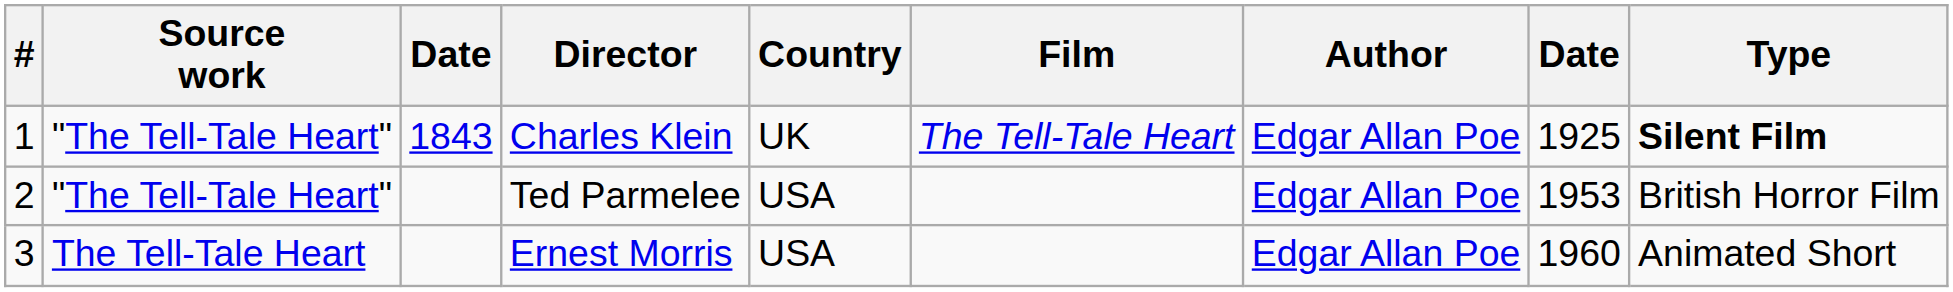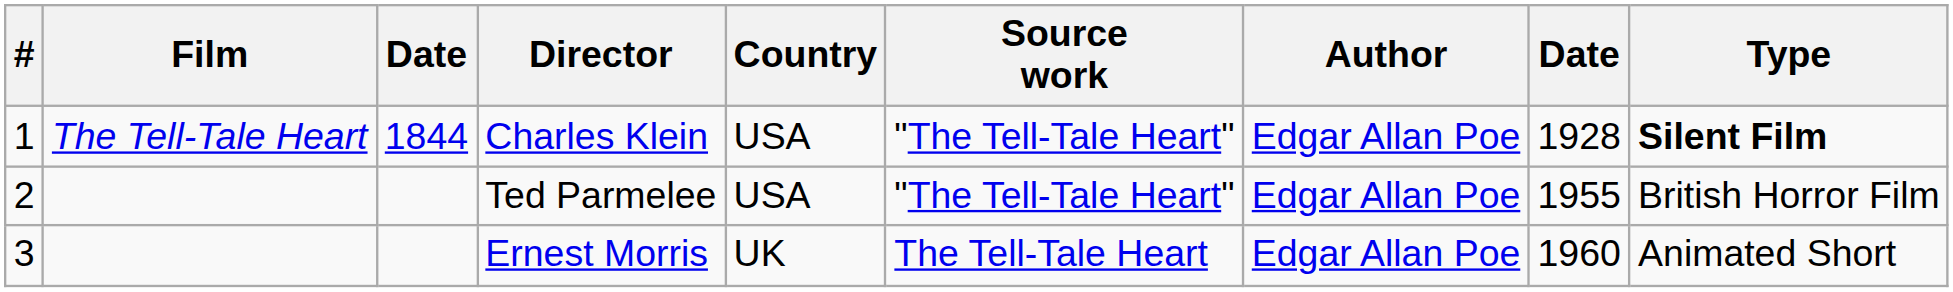columns swapped: (1077, 55) <-> (222, 55)
(451, 135) 1843 -> (426, 135) 1844
(784, 135) UK -> (772, 135) USA
(1579, 135) 1925 -> (1579, 135) 1928
(1579, 195) 1953 -> (1579, 195) 1955
(797, 254) USA -> (760, 254) UK
